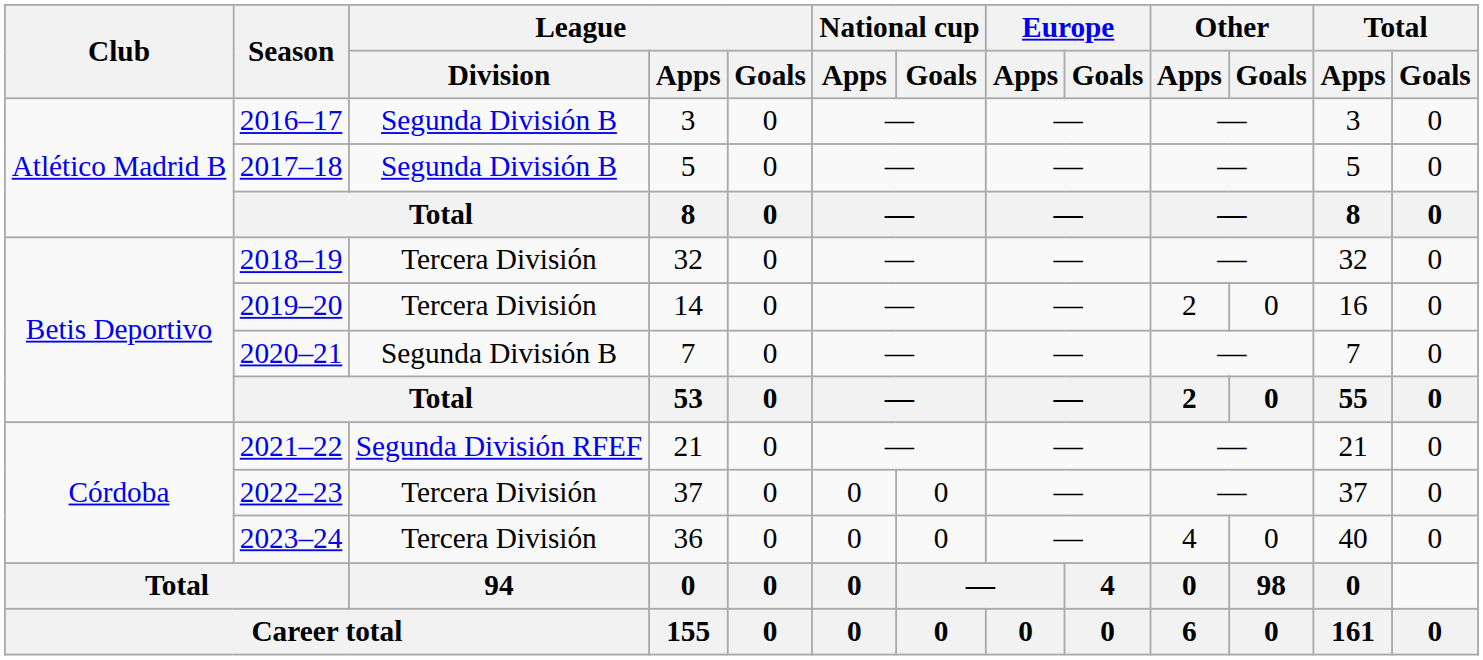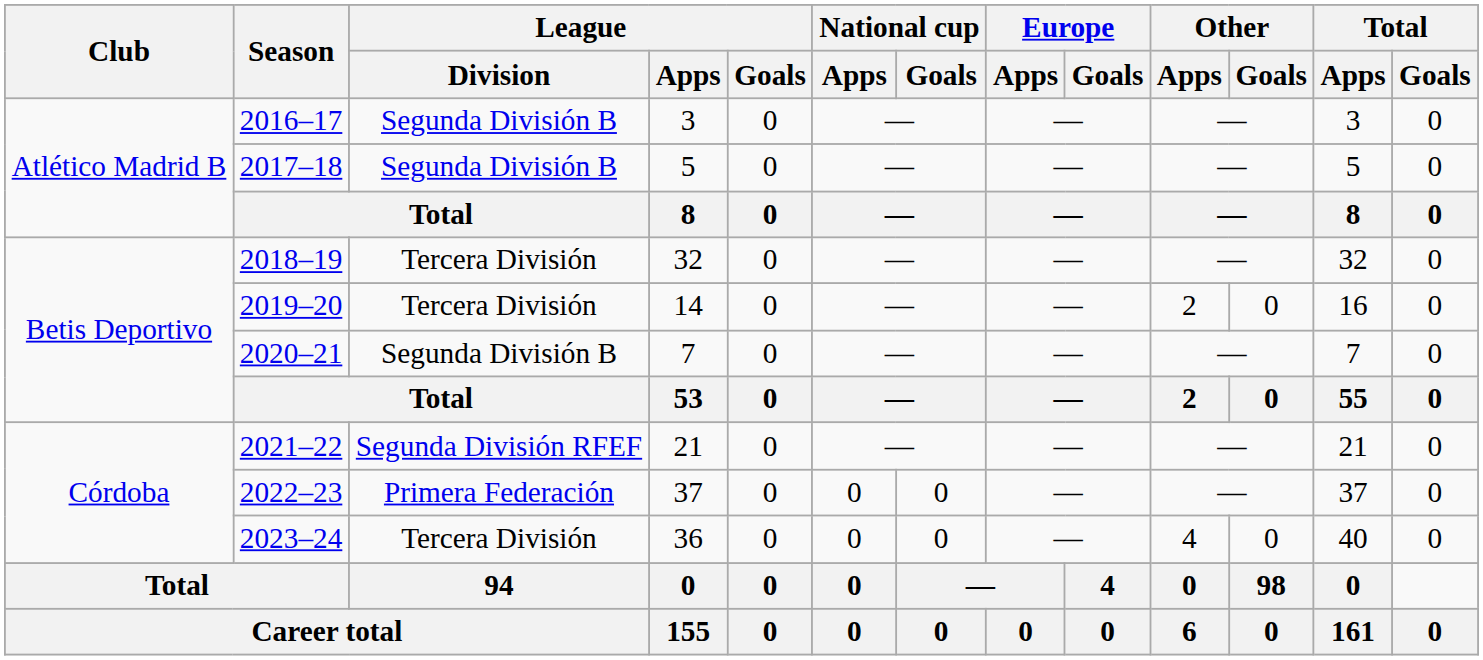(499, 492) Tercera División -> (499, 492) Primera Federación
